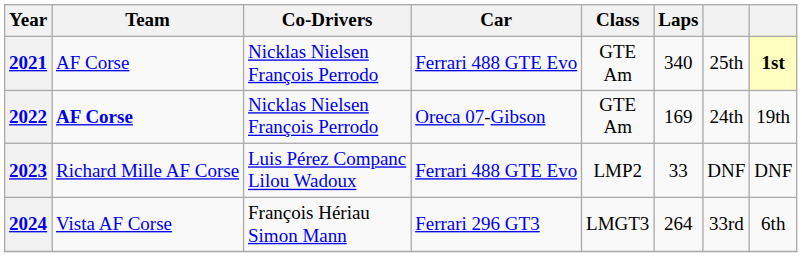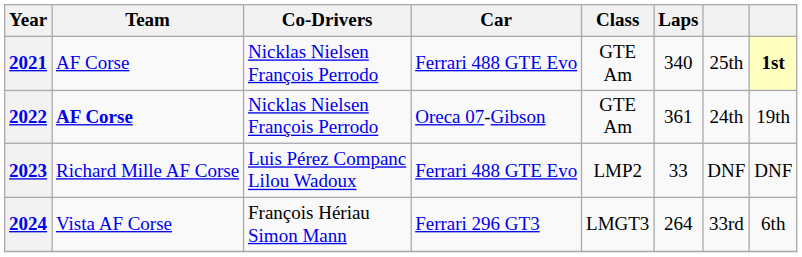(678, 116) 169 -> (678, 116) 361
